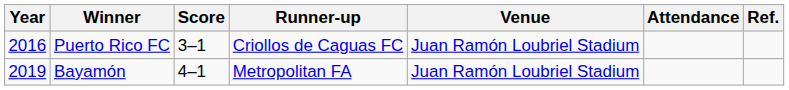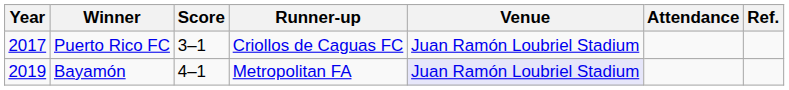(27, 44) 2016 -> (27, 44) 2017
(525, 71) no background -> (525, 71) lavender background
